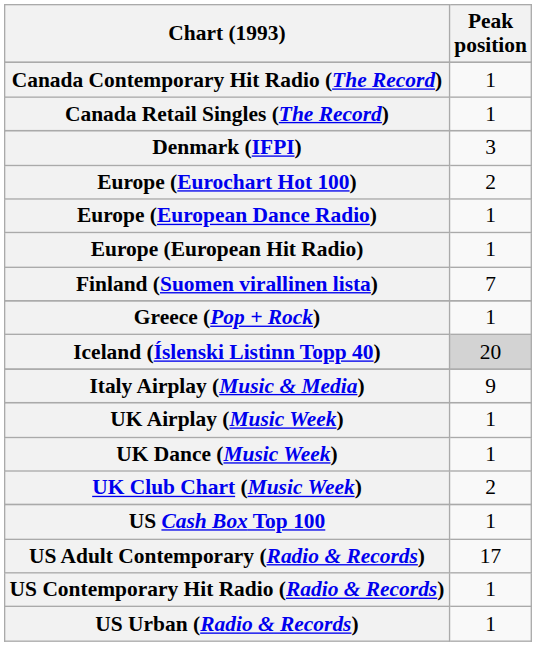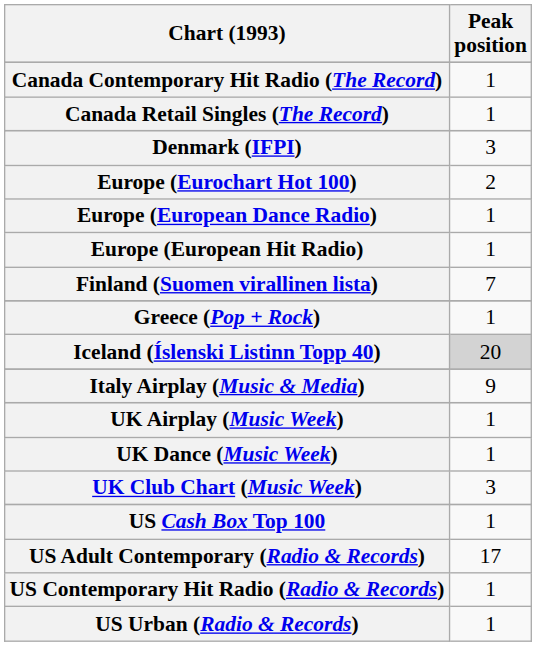(491, 487) 2 -> (491, 487) 3
